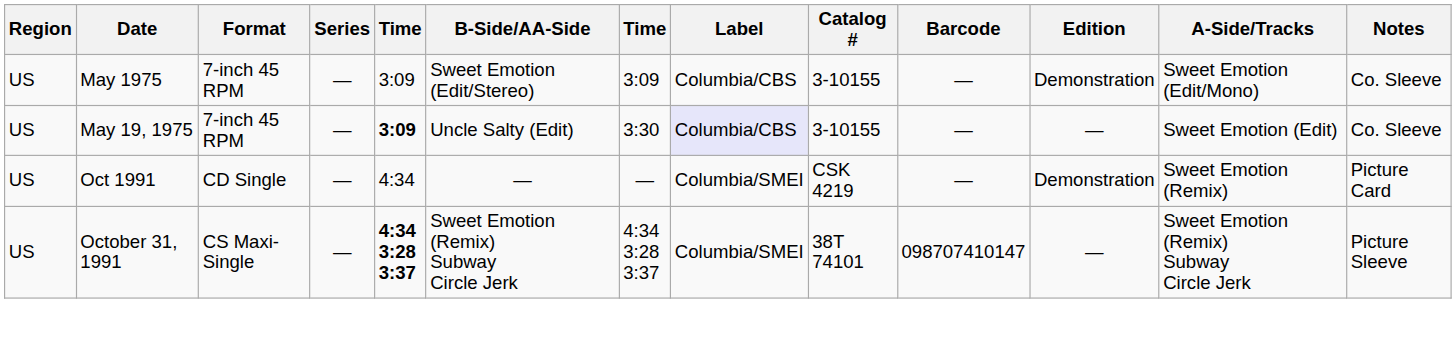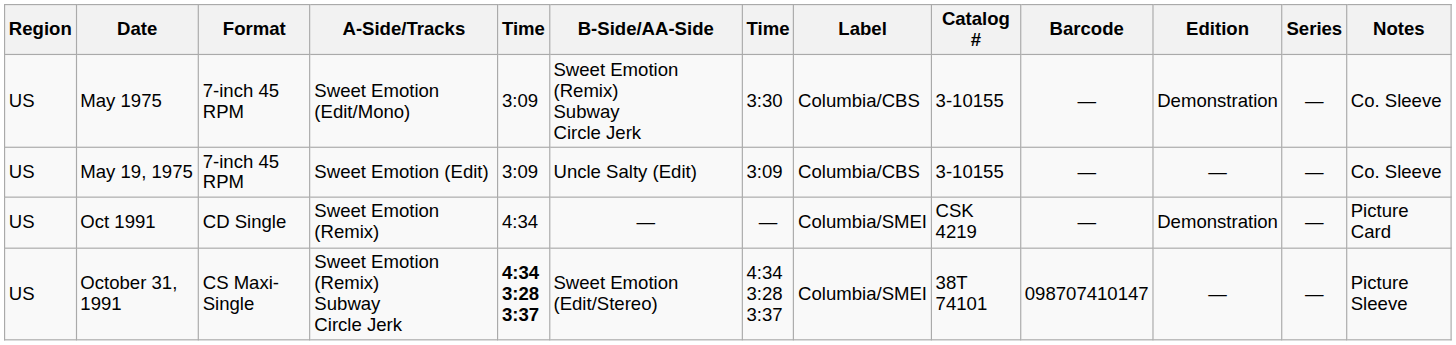columns swapped: (1253, 29) <-> (342, 29)
(493, 79) Sweet Emotion (Edit/Stereo) -> (616, 100) Sweet Emotion (Remix) Subway Circle Jerk
(641, 79) 3:09 -> (765, 100) 3:30
(397, 130) bold -> (520, 172) normal
(641, 130) 3:30 -> (765, 172) 3:09
(736, 130) lavender background -> (859, 172) no background
(493, 251) Sweet Emotion (Remix) Subway Circle Jerk -> (616, 293) Sweet Emotion (Edit/Stereo)
